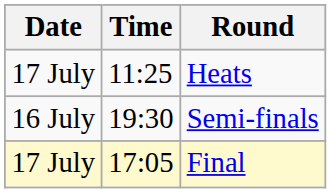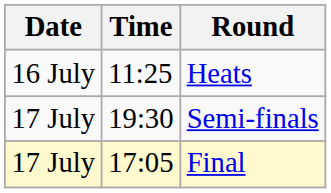(53, 72) 17 July -> (53, 72) 16 July
(53, 118) 16 July -> (53, 118) 17 July
